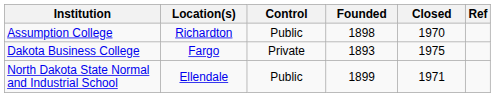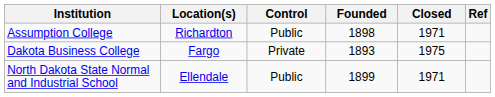(432, 33) 1970 -> (432, 33) 1971
